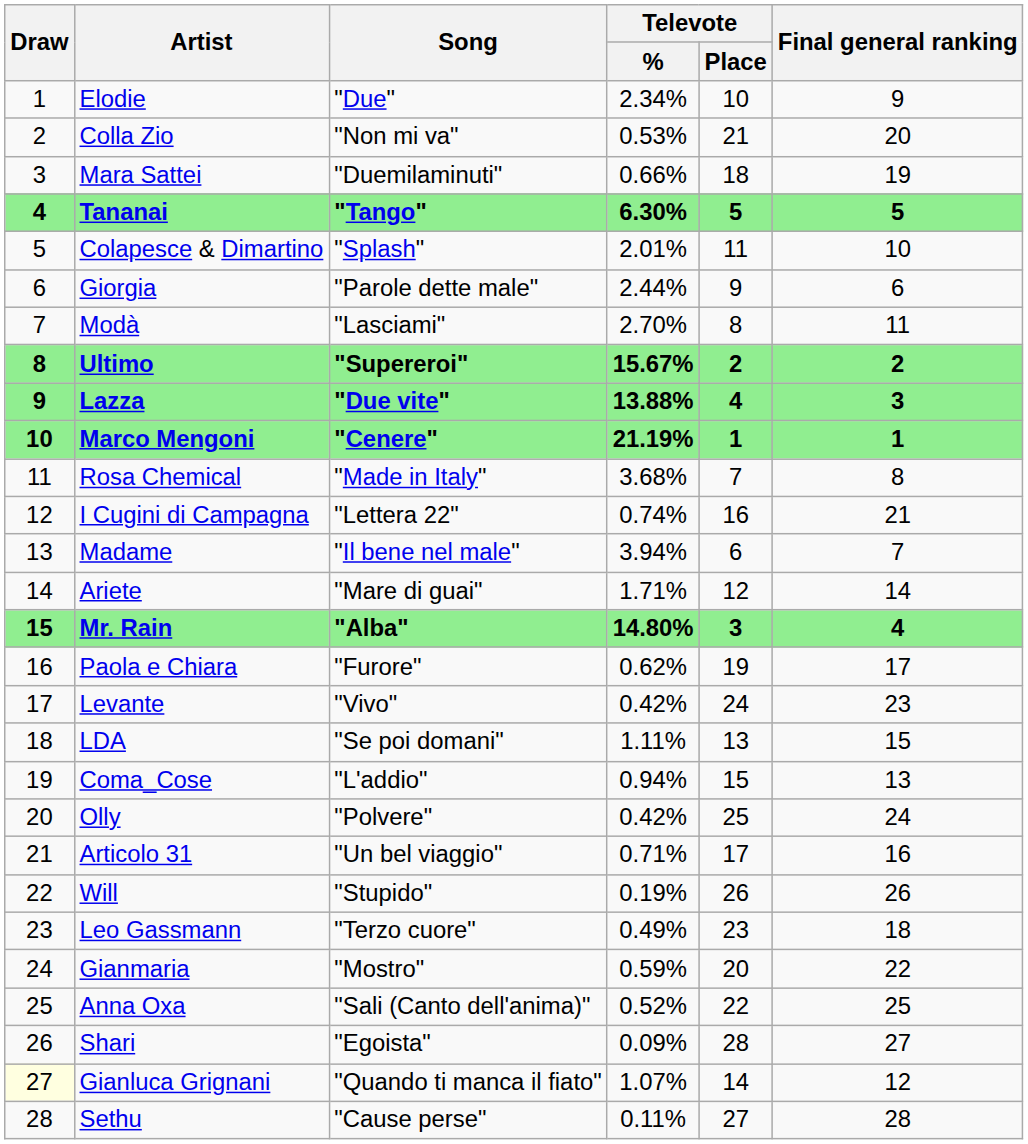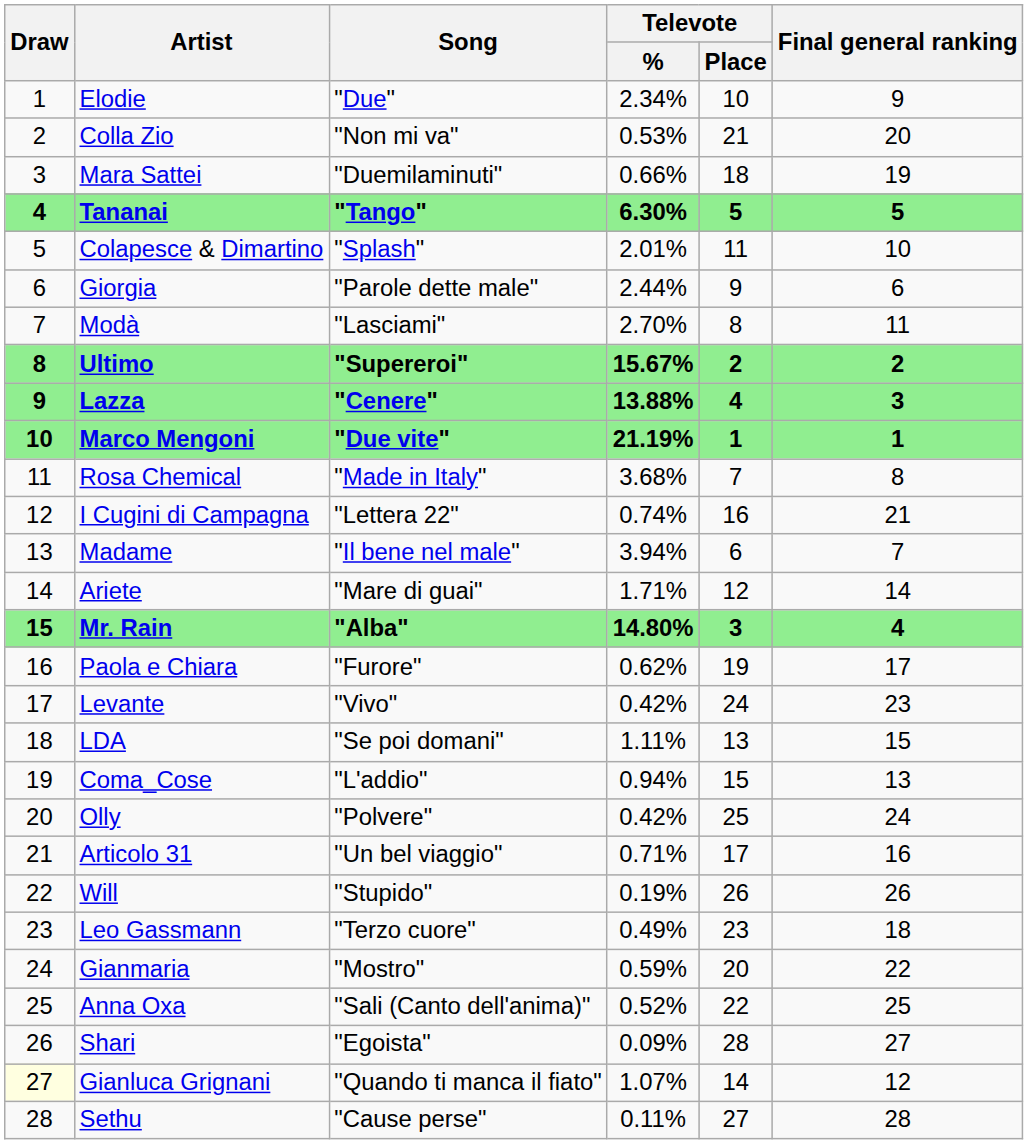(392, 401) "Due vite" -> (386, 401) "Cenere"
(386, 439) "Cenere" -> (392, 439) "Due vite"
